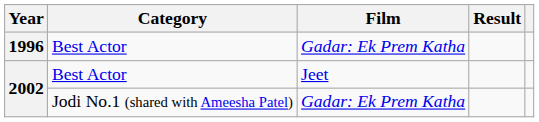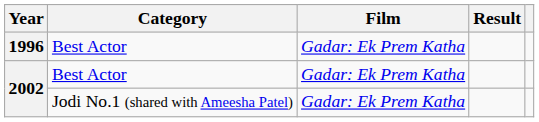(315, 74) Jeet -> (383, 74) Gadar: Ek Prem Katha
